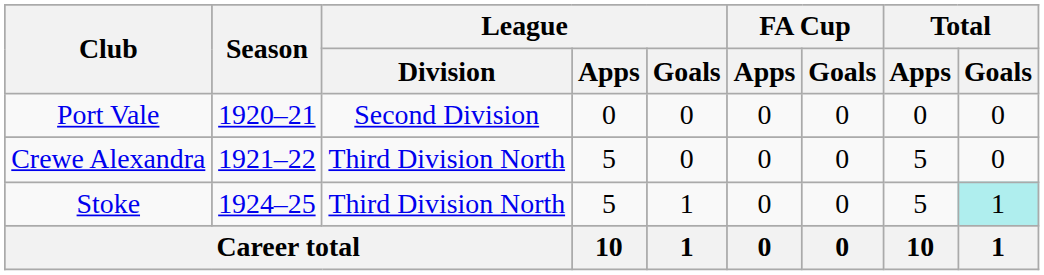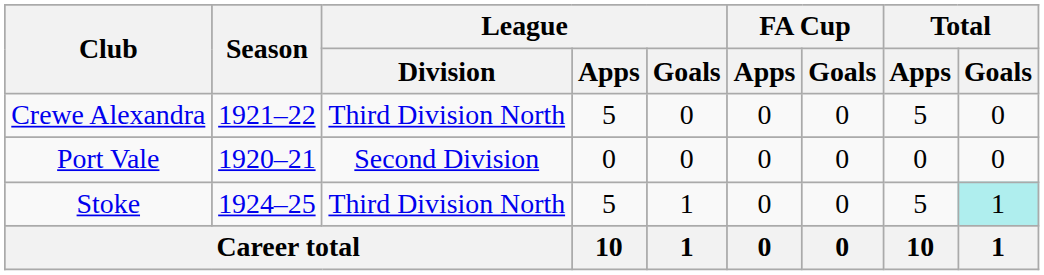rows swapped: (108, 114) <-> (108, 159)
